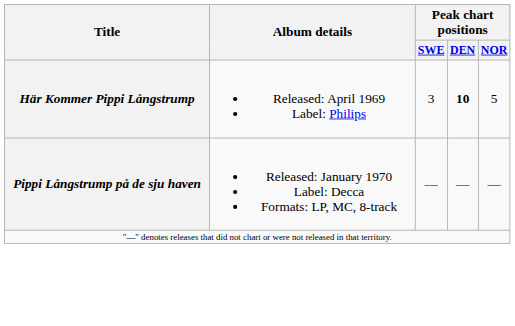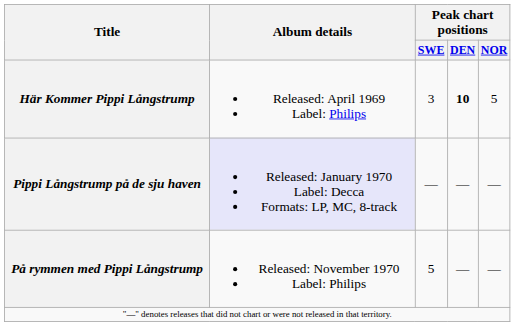(312, 191) no background -> (312, 191) lavender background
+ row: (107, 268)
